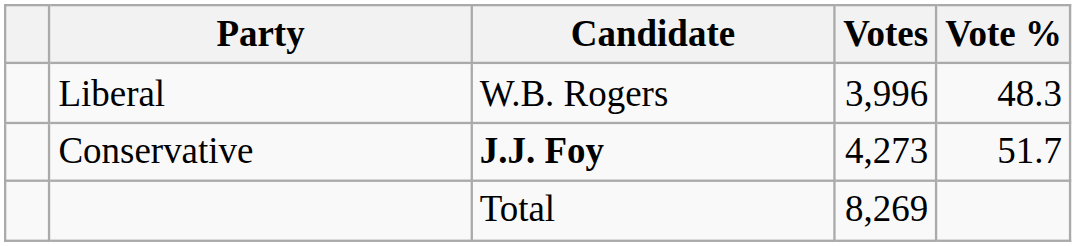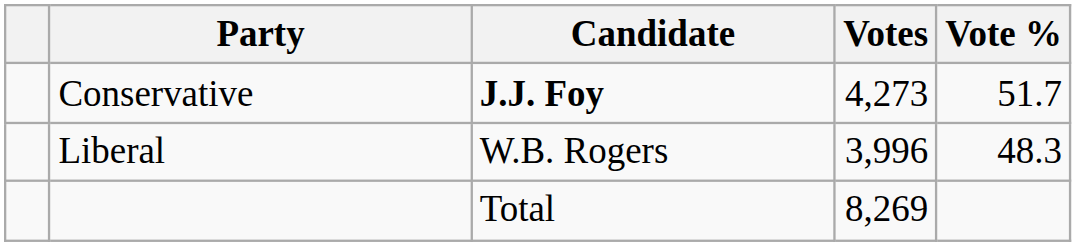rows swapped: (156, 151) <-> (112, 92)
